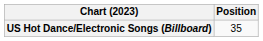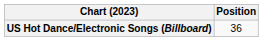(236, 28) 35 -> (236, 28) 36
